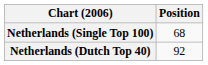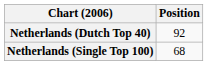rows swapped: (80, 51) <-> (80, 32)
